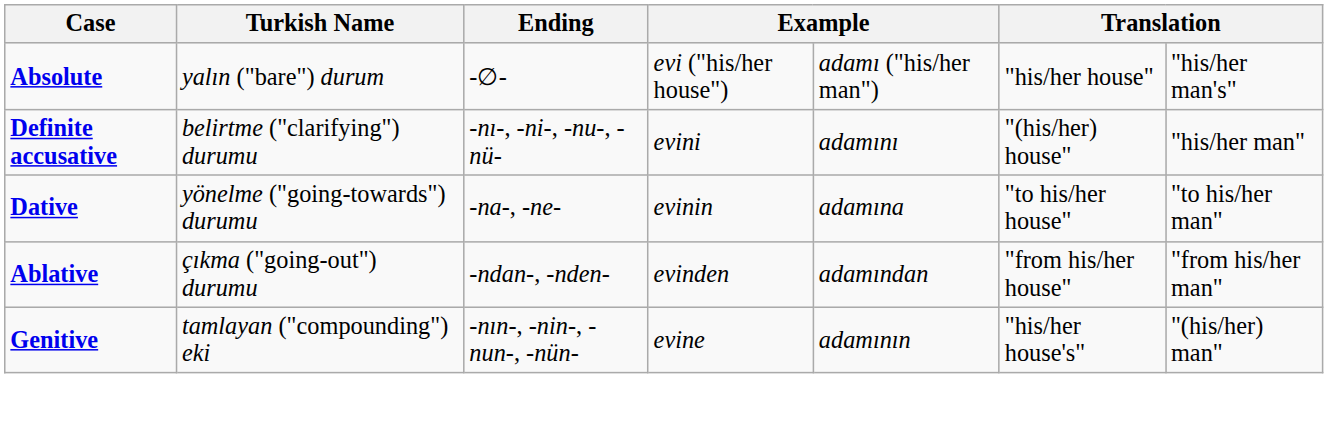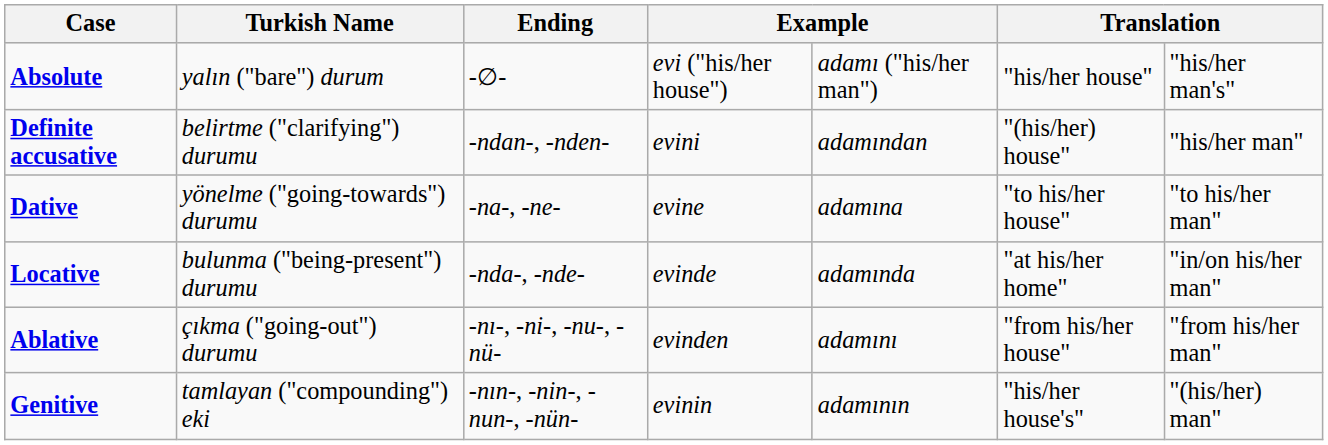(547, 141) -nı-, -ni-, -nu-, -nü- -> (539, 141) -ndan-, -nden-
(859, 141) adamını -> (873, 141) adamından
(683, 207) evinin -> (678, 207) evine
+ row: (55, 273)
(540, 273) -ndan-, -nden- -> (546, 339) -nı-, -ni-, -nu-, -nü-
(874, 273) adamından -> (858, 339) adamını
(679, 339) evine -> (683, 405) evinin
